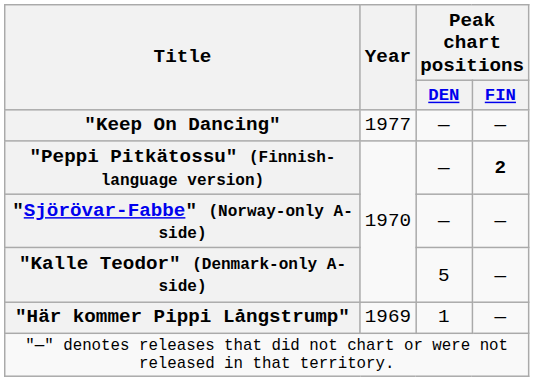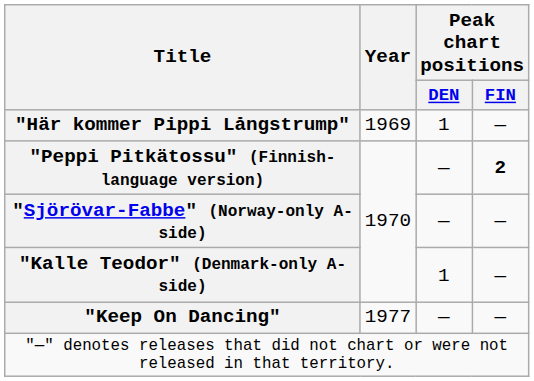rows swapped: (182, 317) <-> (182, 125)
(444, 275) 5 -> (444, 275) 1
